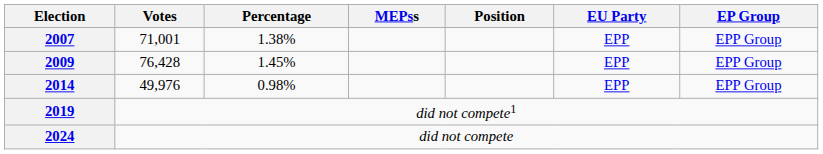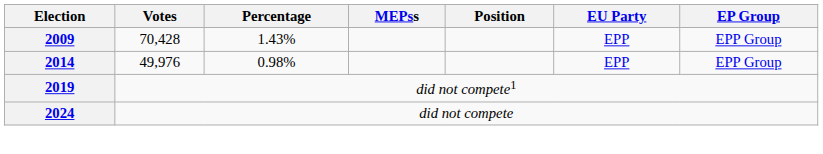- row: (60, 39)
(160, 62) 76,428 -> (160, 39) 70,428
(277, 62) 1.45% -> (277, 39) 1.43%
